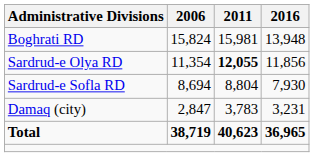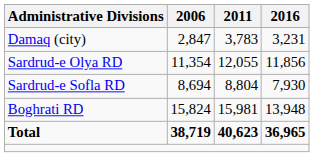rows swapped: (46, 39) <-> (47, 109)
(238, 62) bold -> (238, 62) normal
